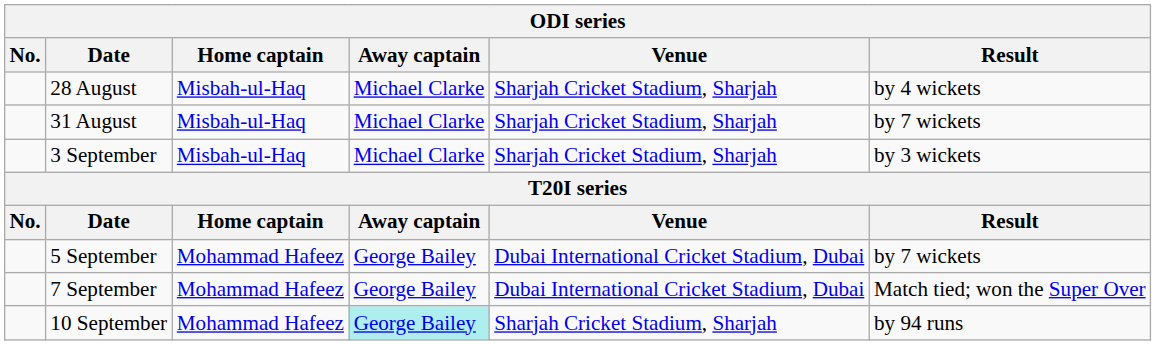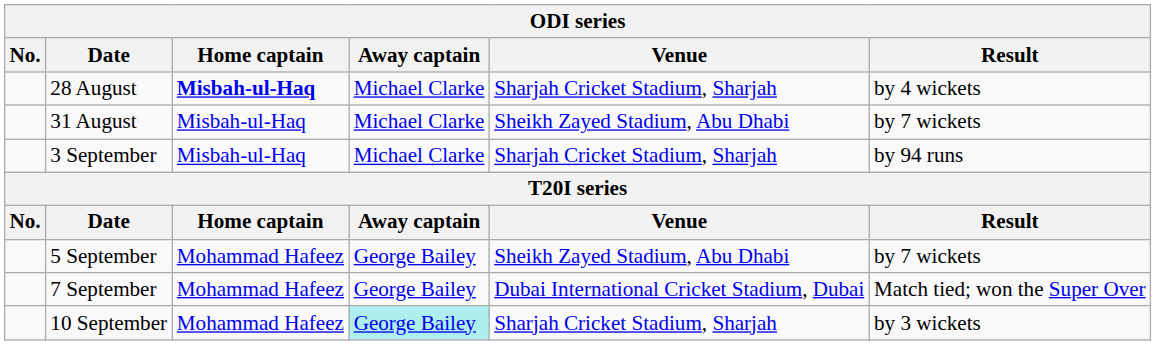(241, 88) normal -> (246, 88) bold
(636, 121) Sharjah Cricket Stadium, Sharjah -> (642, 121) Sheikh Zayed Stadium, Abu Dhabi
(927, 155) by 3 wickets -> (919, 155) by 94 runs
(679, 255) Dubai International Cricket Stadium, Dubai -> (642, 255) Sheikh Zayed Stadium, Abu Dhabi
(919, 322) by 94 runs -> (927, 322) by 3 wickets
